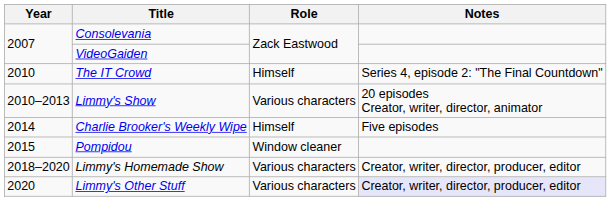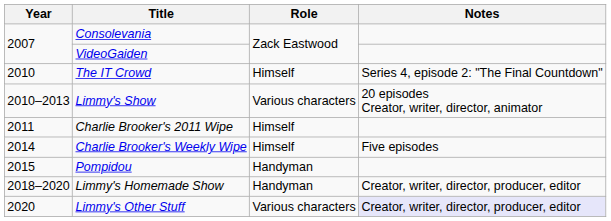+ row: (154, 127)
(297, 147) Window cleaner -> (283, 166) Handyman
(304, 166) Various characters -> (283, 186) Handyman
